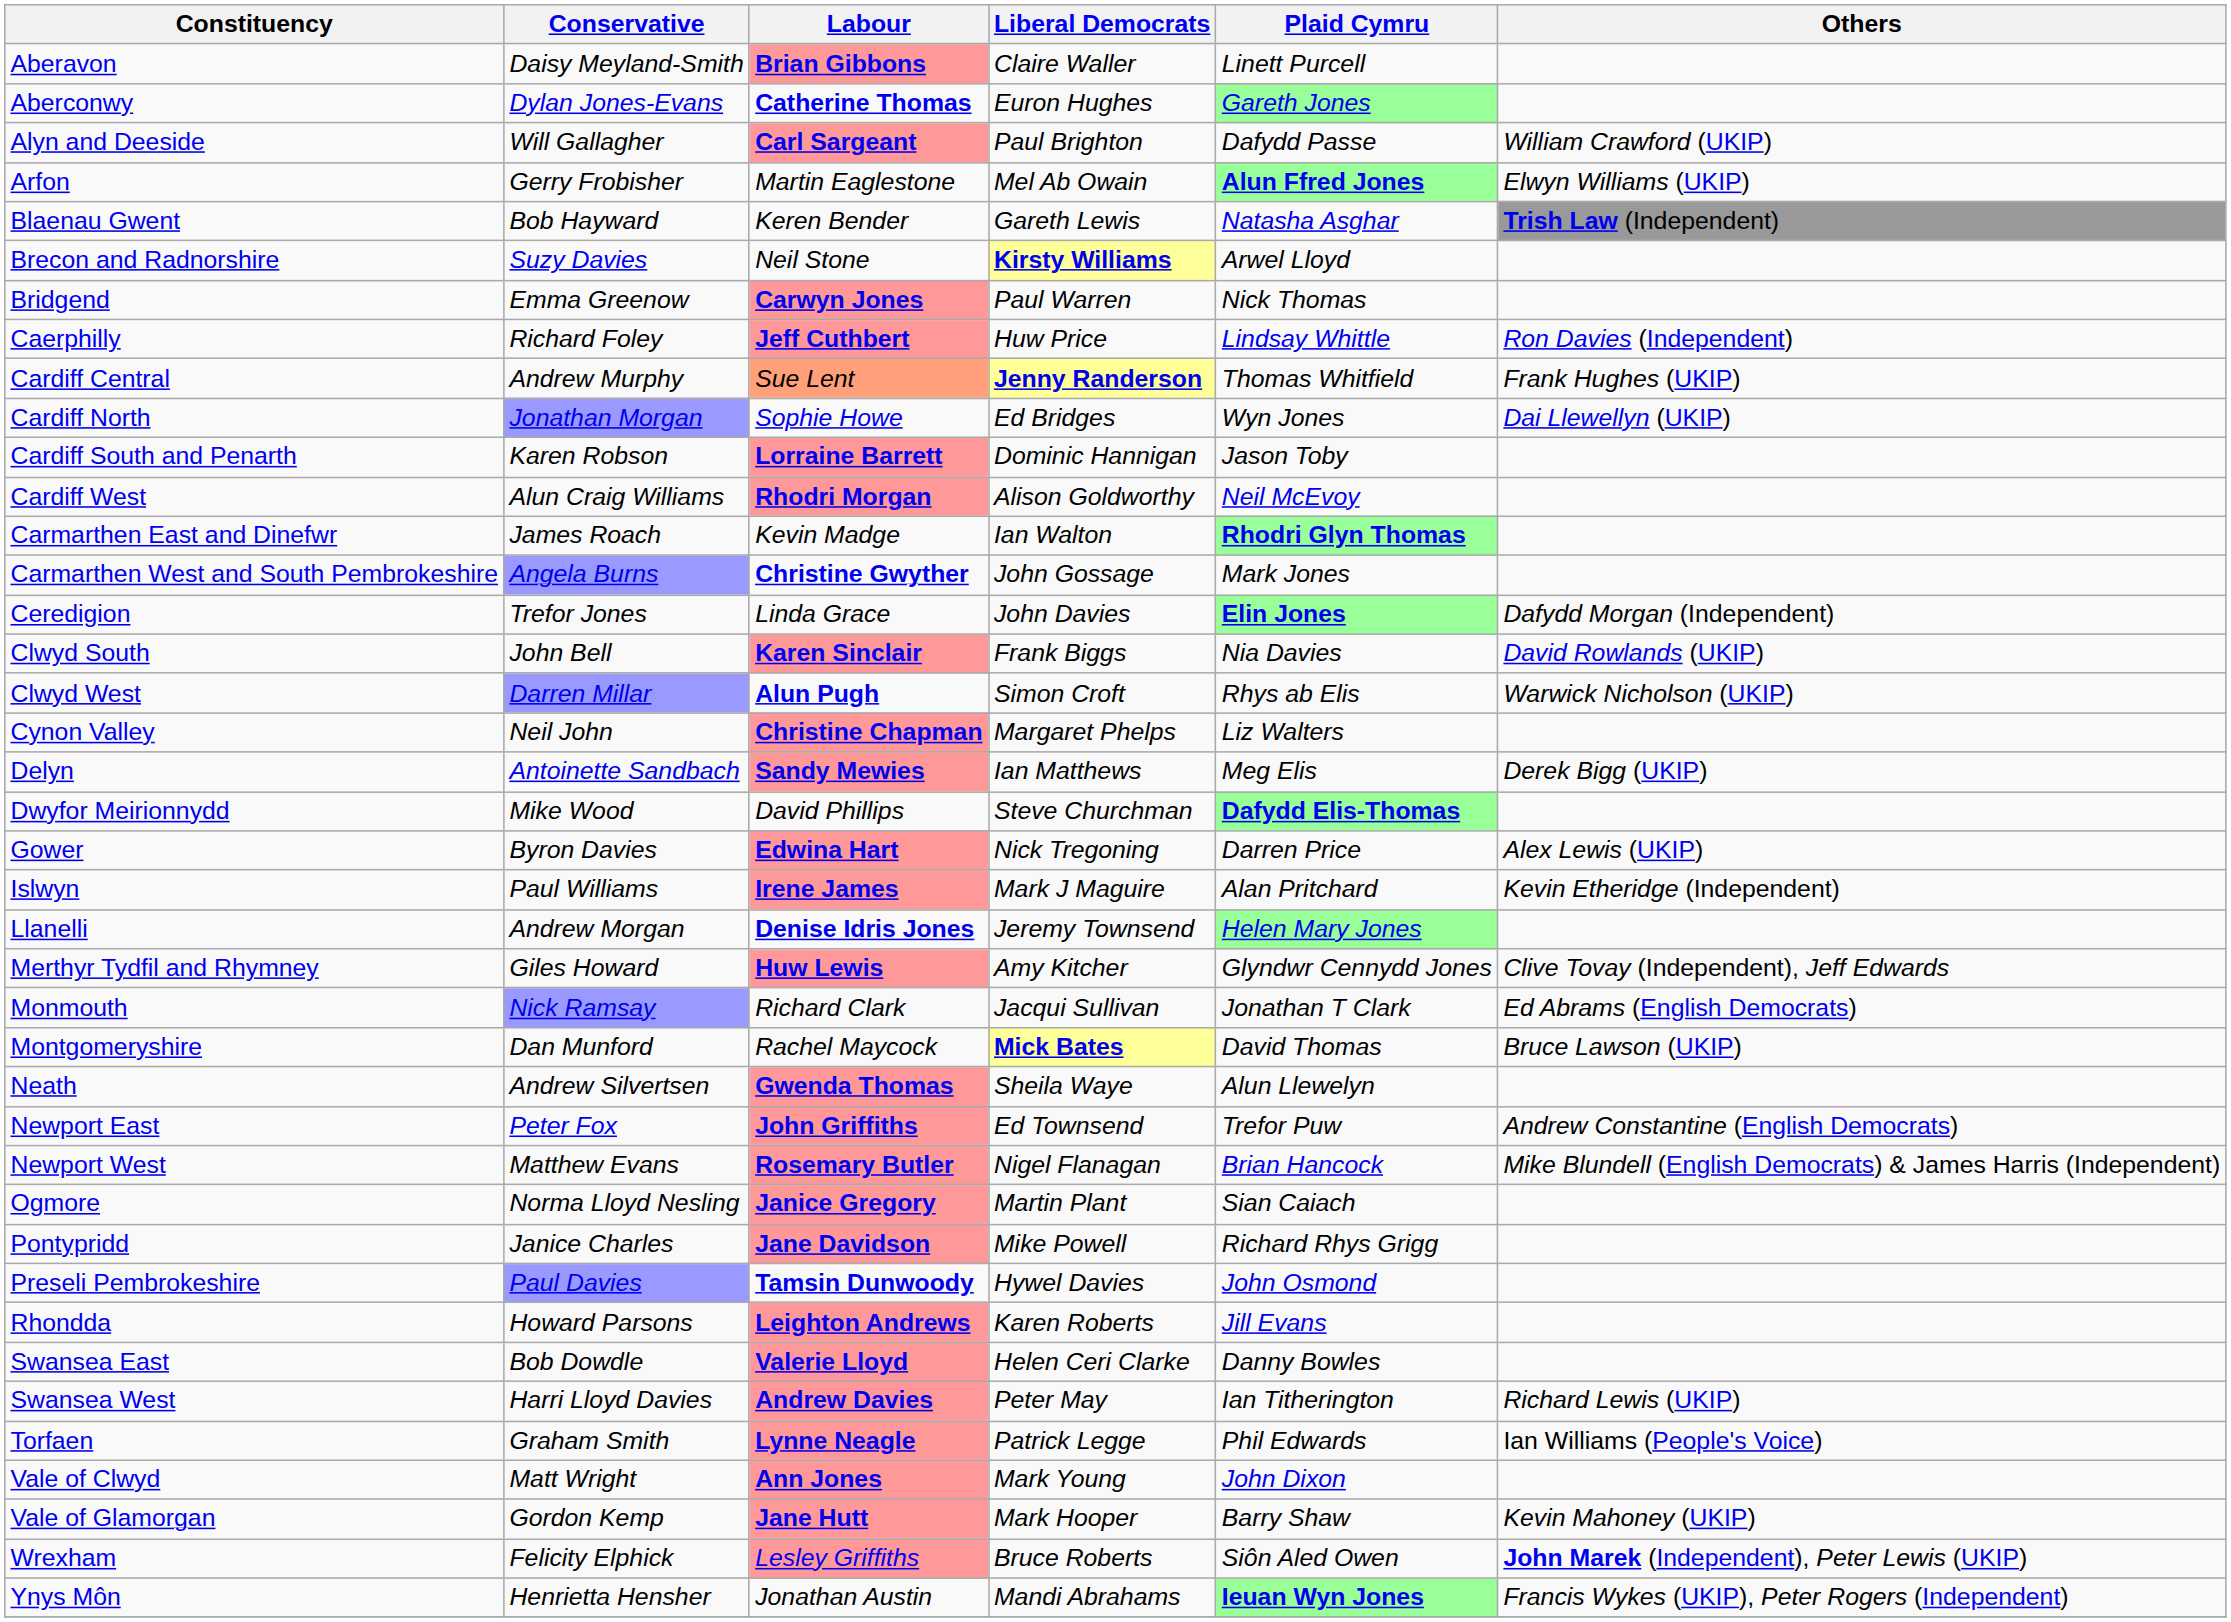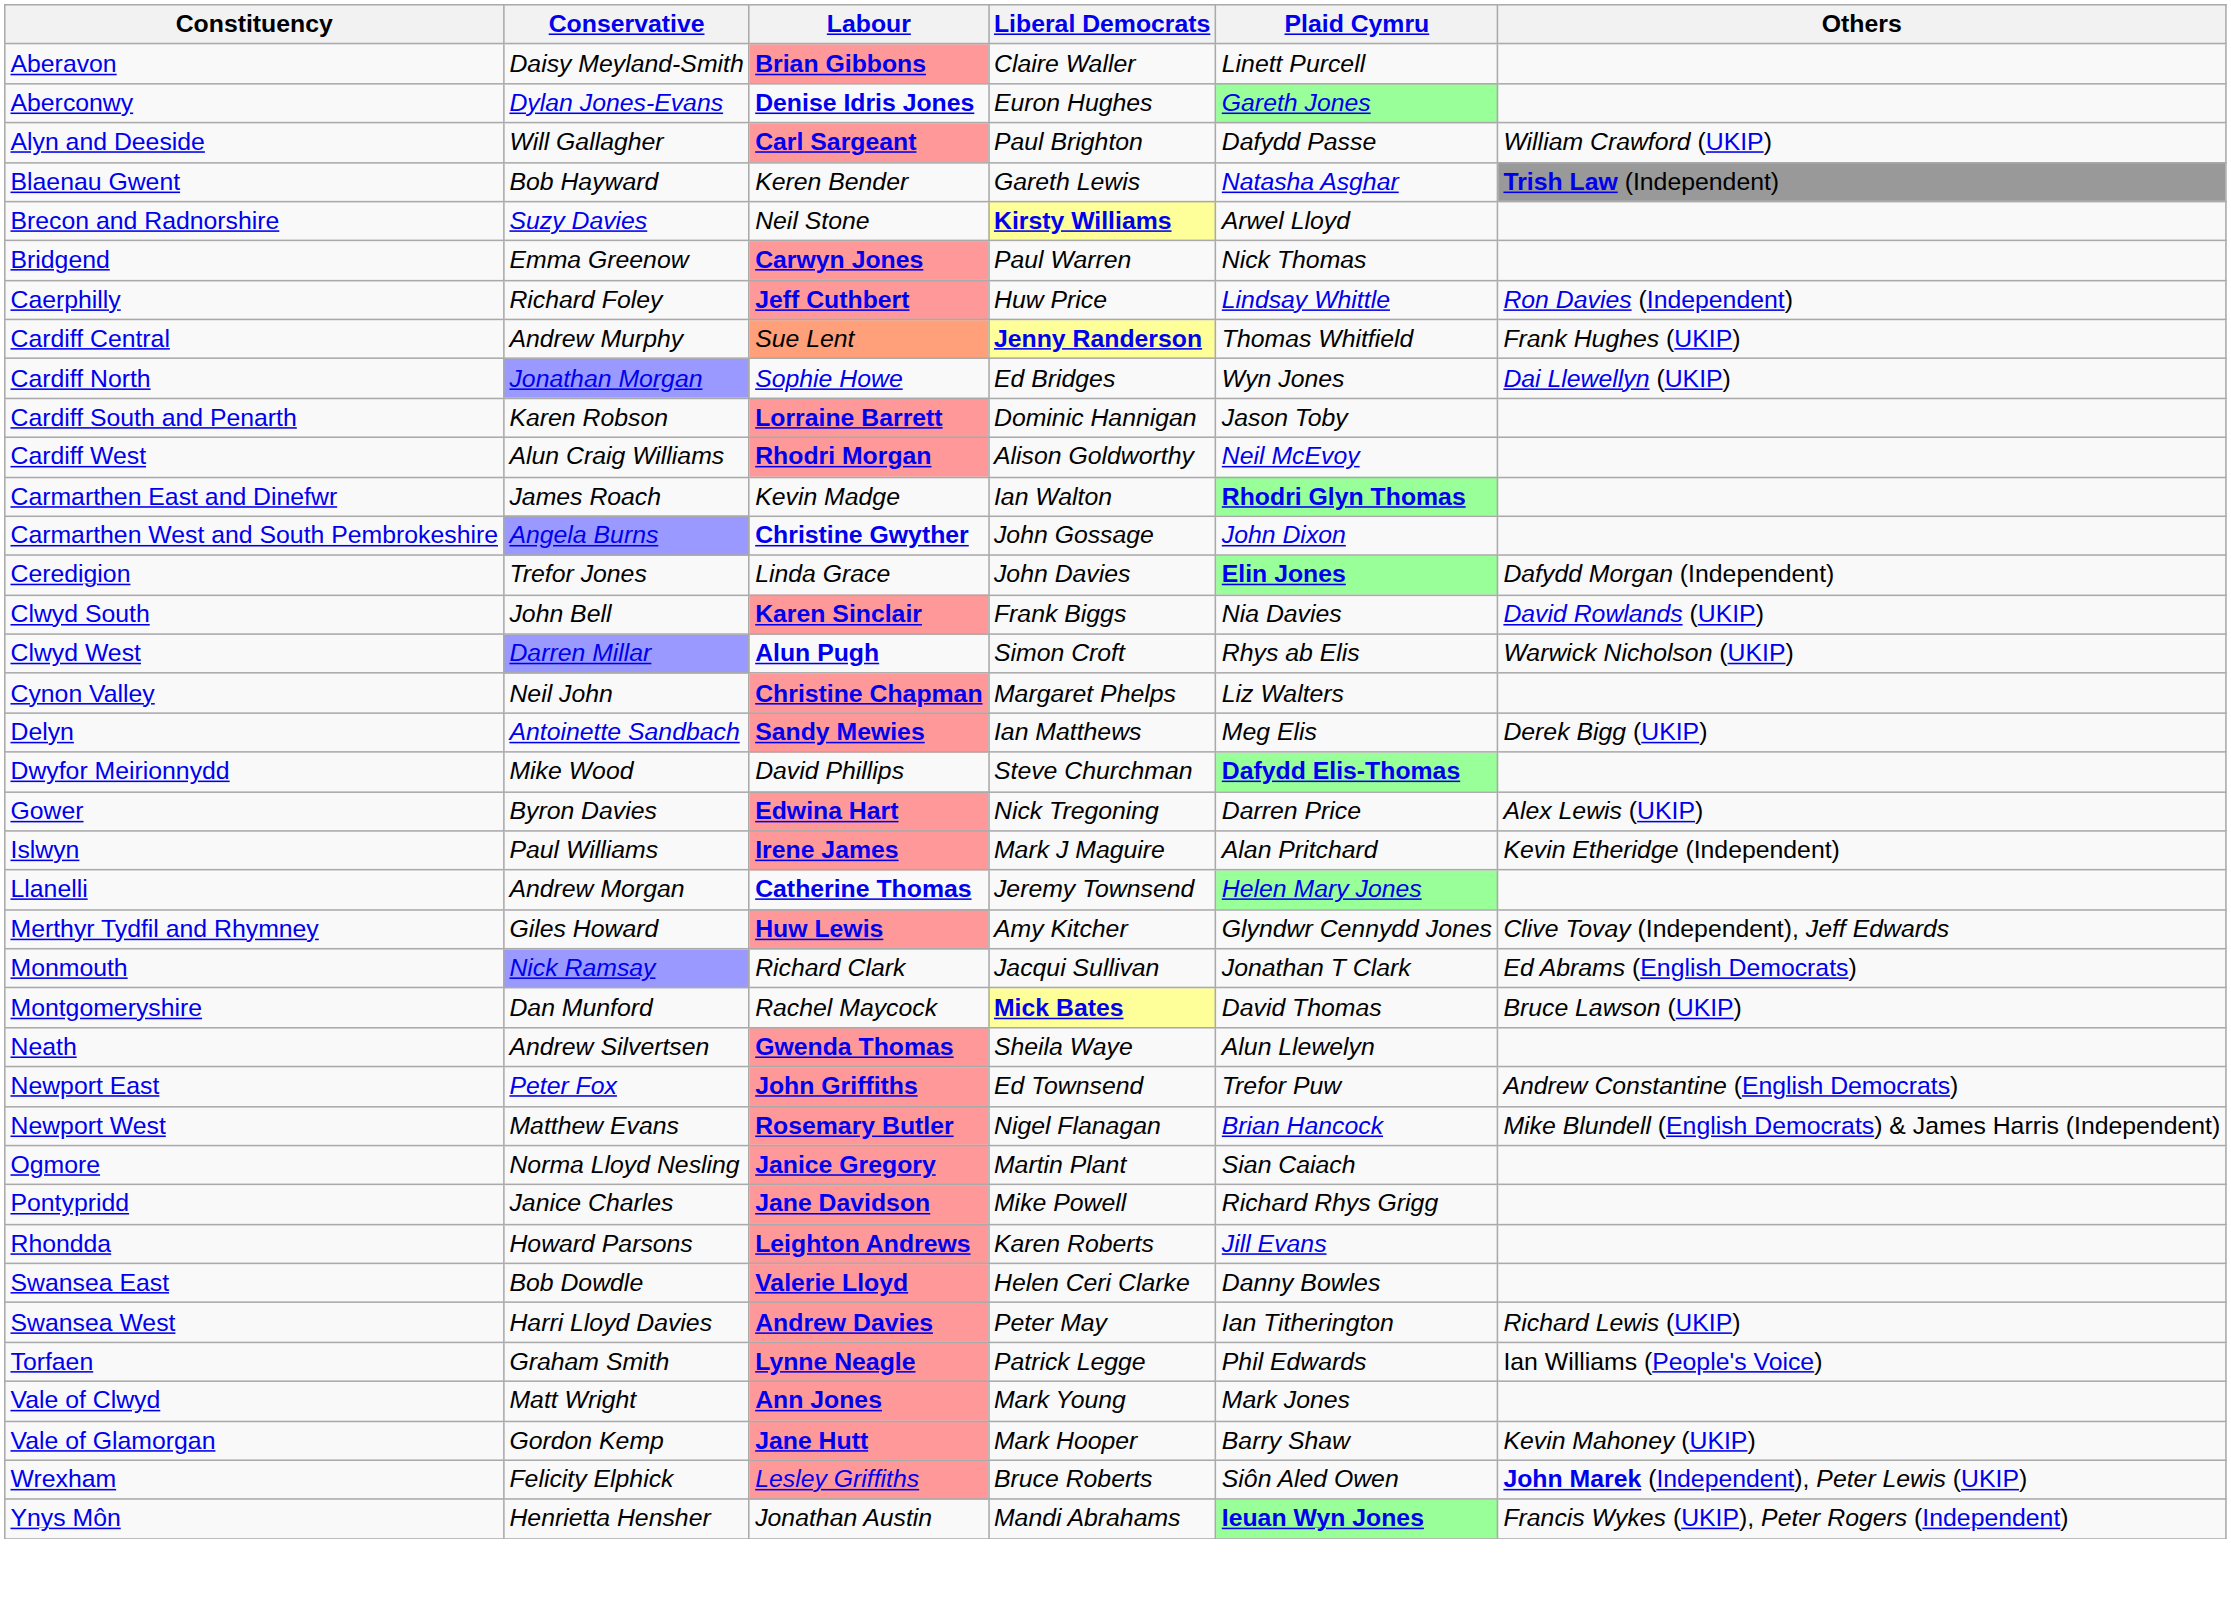(863, 102) Catherine Thomas -> (865, 102) Denise Idris Jones
- row: (40, 181)
(1286, 574) Mark Jones -> (1284, 535) John Dixon
(865, 928) Denise Idris Jones -> (863, 889) Catherine Thomas
- row: (135, 1282)
(1284, 1479) John Dixon -> (1286, 1400) Mark Jones
